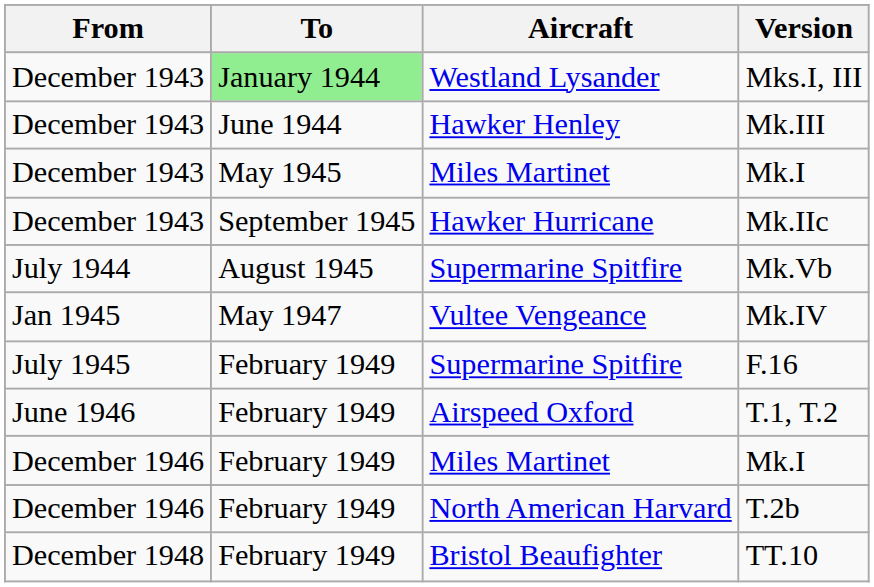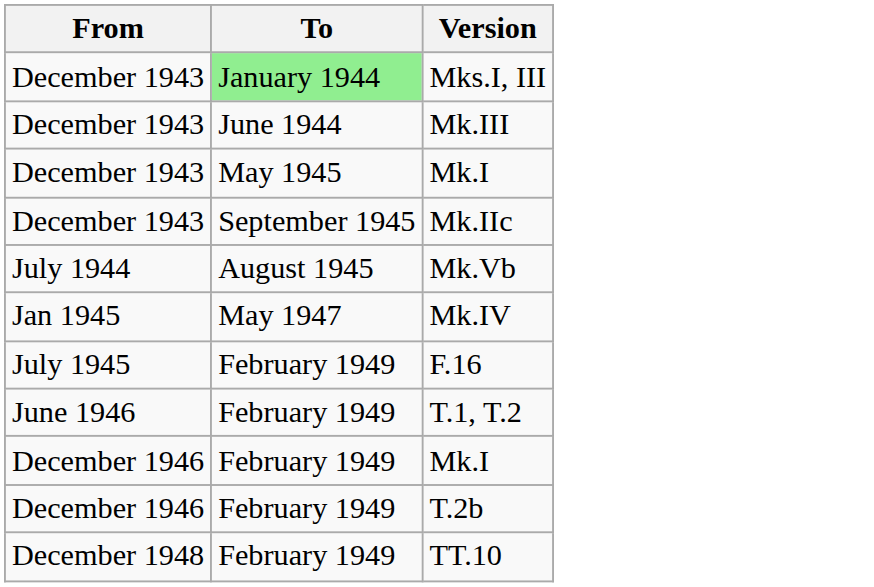- column: (581, 28)
